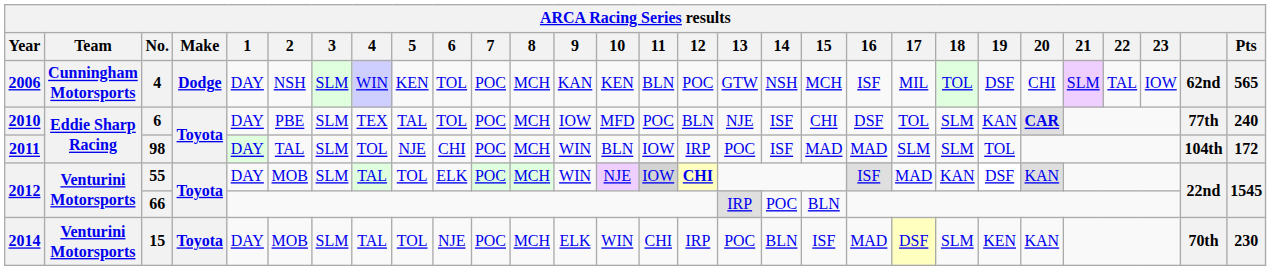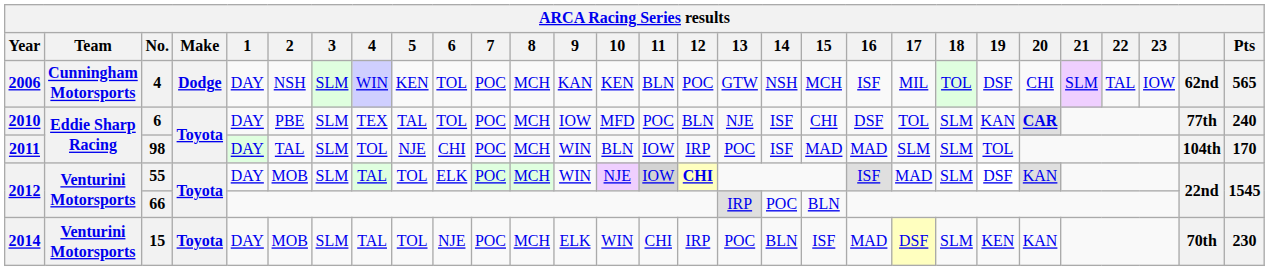(1246, 148) 172 -> (1244, 148) 170
(957, 176) KAN -> (956, 176) SLM
